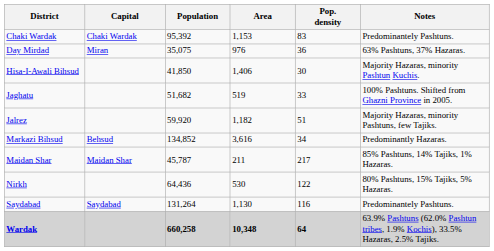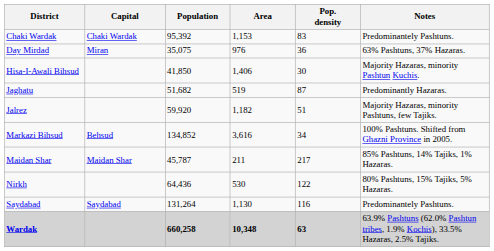(302, 96) 33 -> (302, 90) 87
(414, 96) 100% Pashtuns. Shifted from Ghazni Province in 2005. -> (405, 90) Predominantly Hazaras.
(405, 140) Predominantly Hazaras. -> (414, 135) 100% Pashtuns. Shifted from Ghazni Province in 2005.
(302, 229) 64 -> (302, 229) 63
